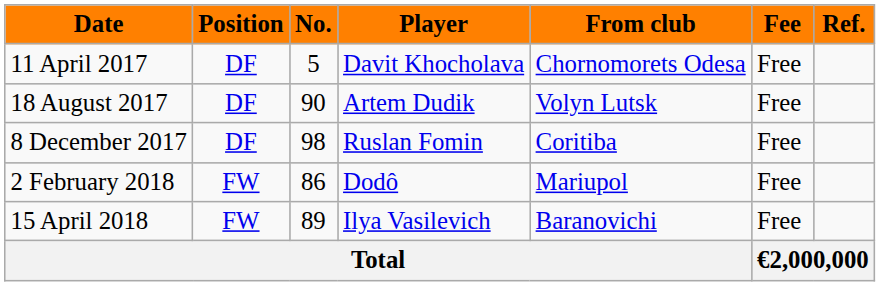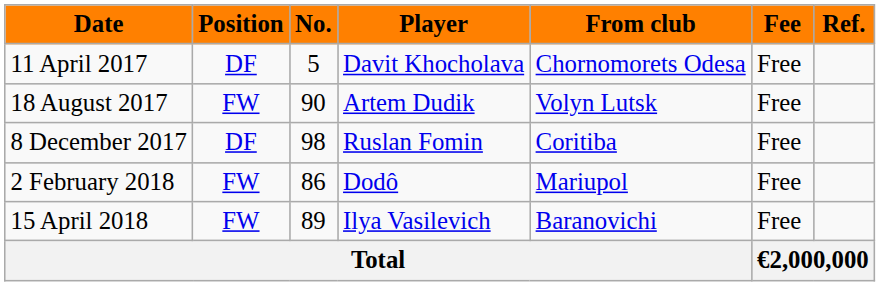(241, 102) DF -> (241, 102) FW
